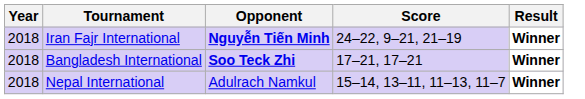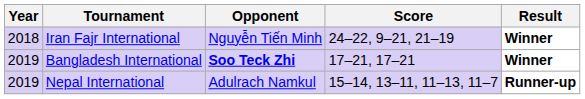(269, 38) bold -> (265, 38) normal
(23, 61) 2018 -> (23, 61) 2019
(23, 83) 2018 -> (23, 83) 2019
(536, 83) Winner -> (540, 83) Runner-up
